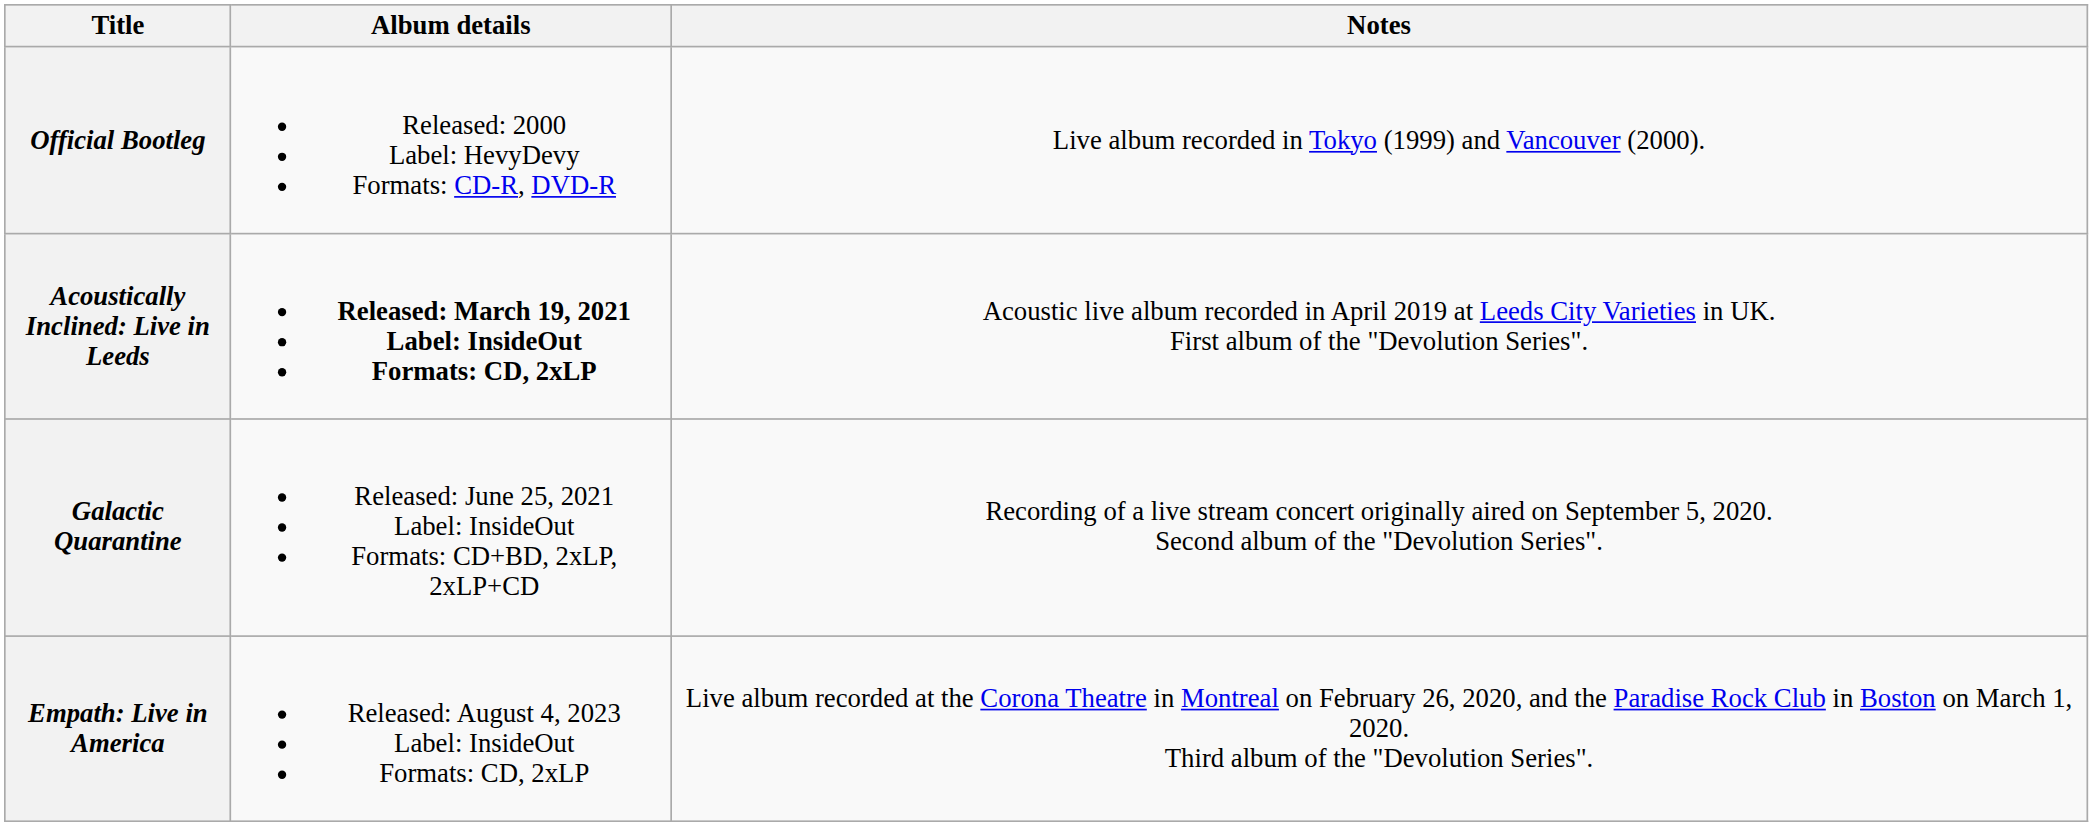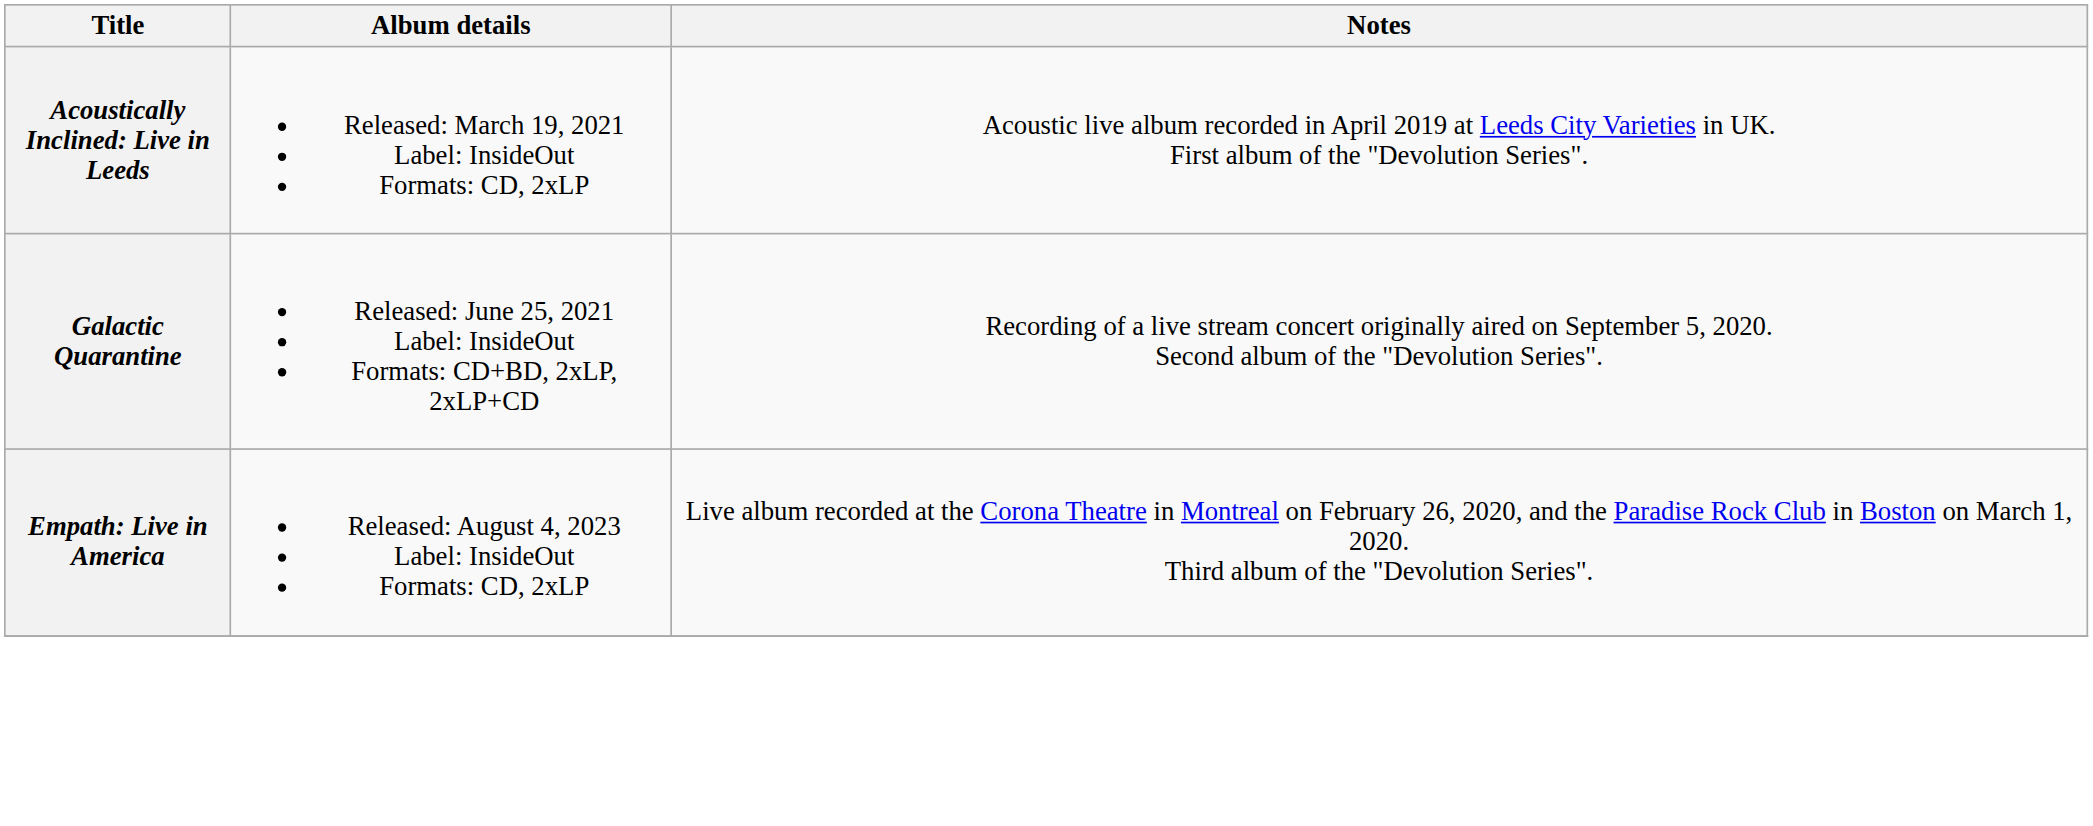- row: (118, 139)
(451, 341) bold -> (451, 155) normal
